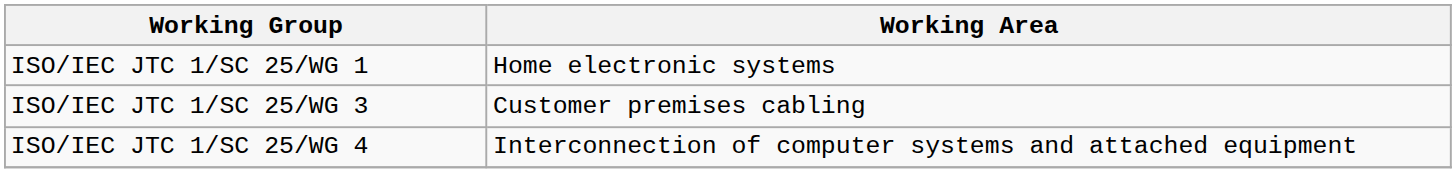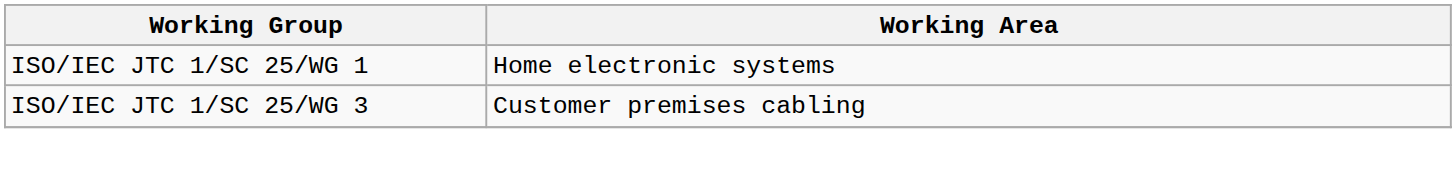- row: (190, 147)
